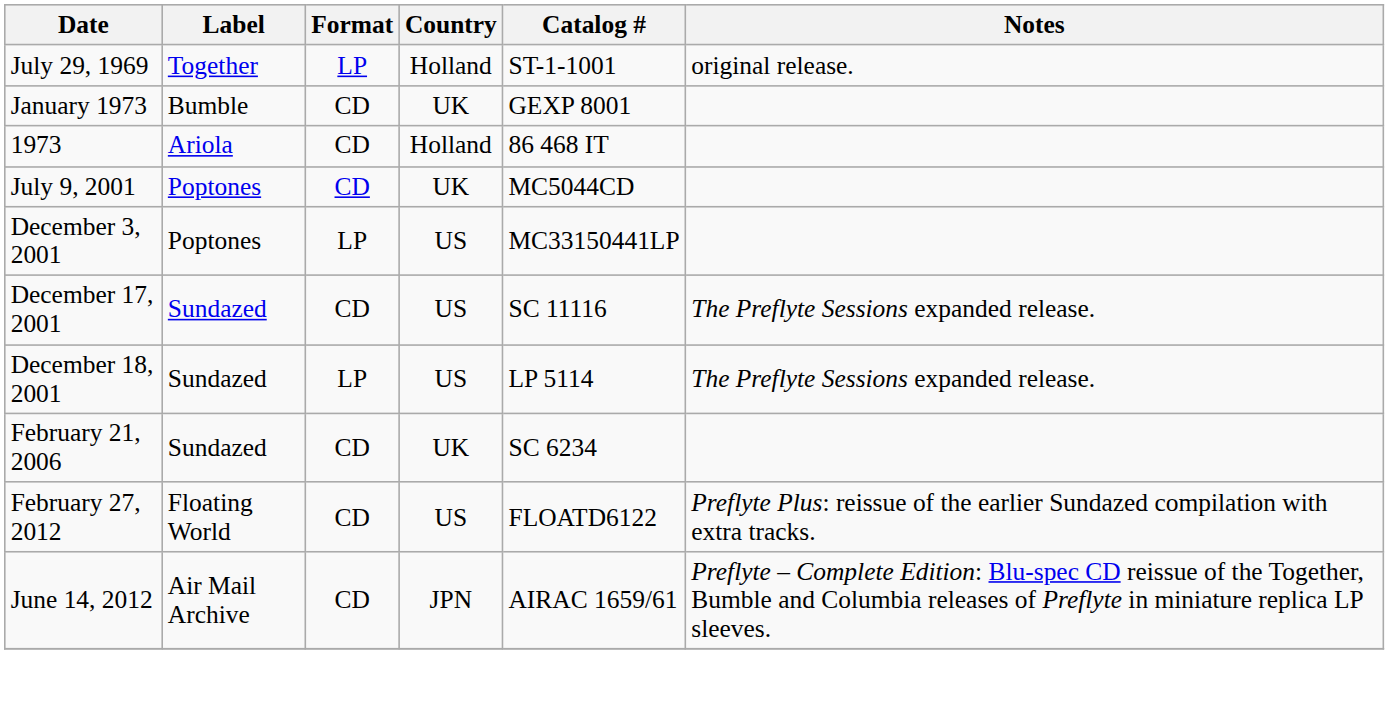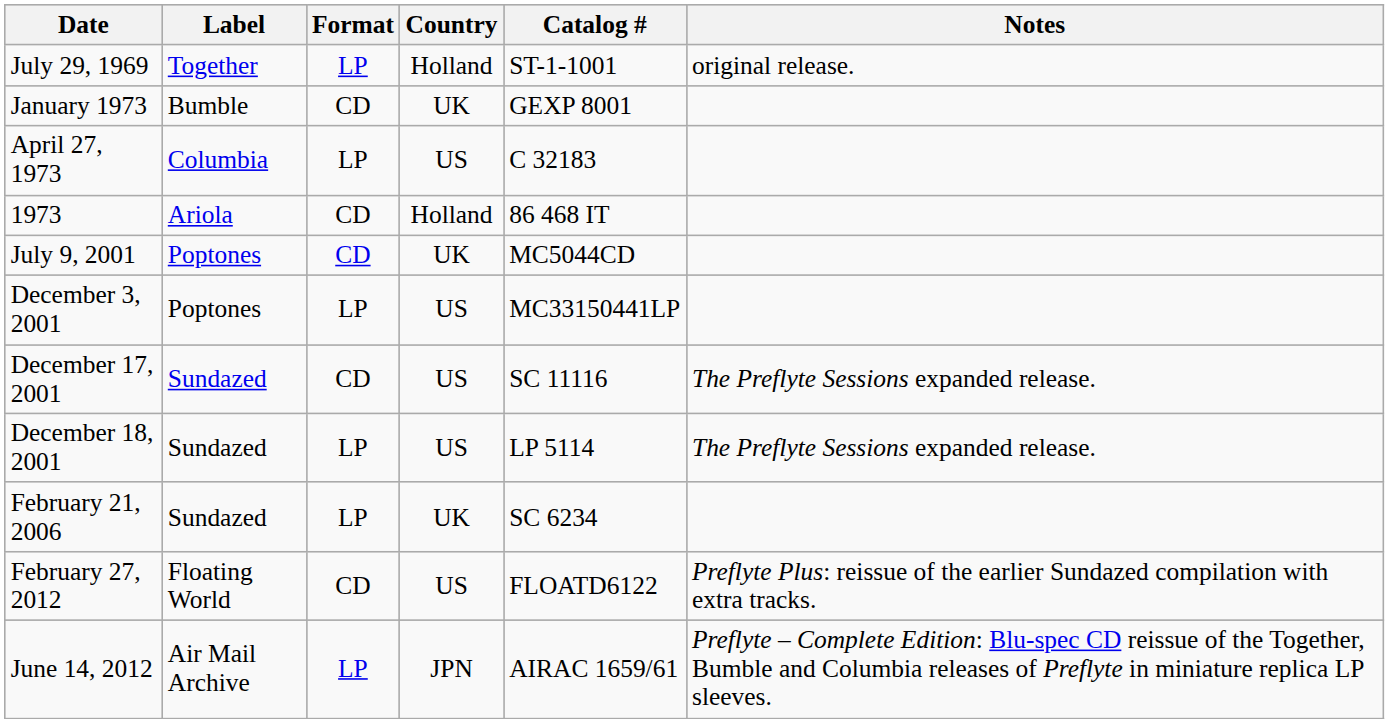+ row: (57, 160)
(352, 447) CD -> (353, 516) LP
(352, 599) CD -> (353, 668) LP
